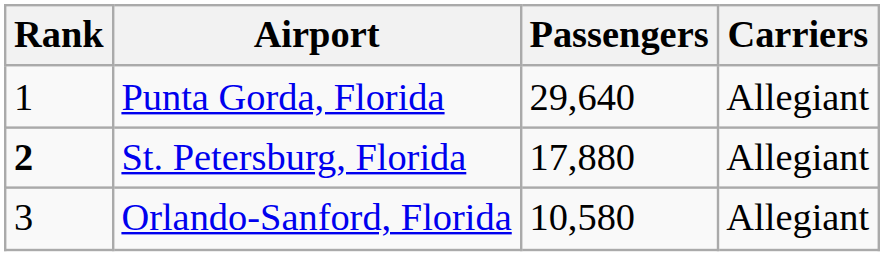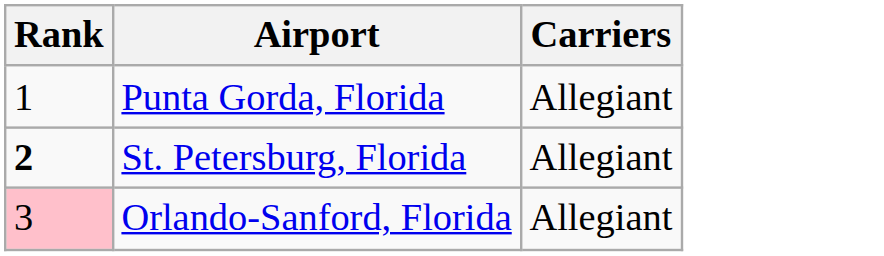- column: (619, 34)
(24, 217) no background -> (24, 217) pink background
